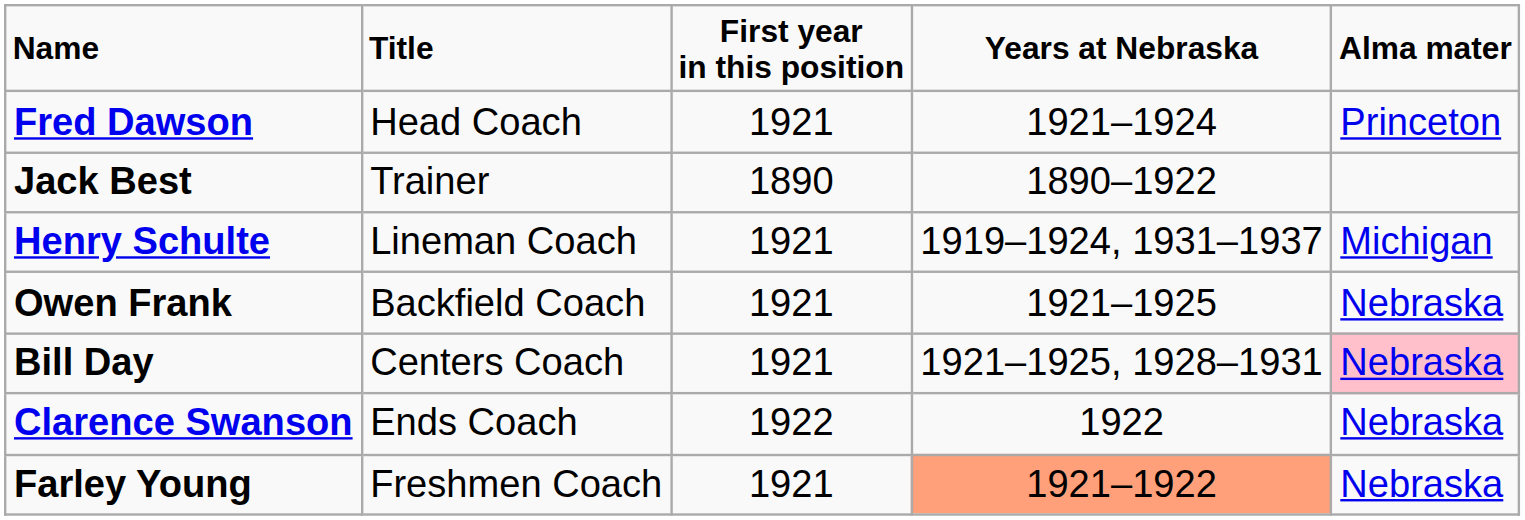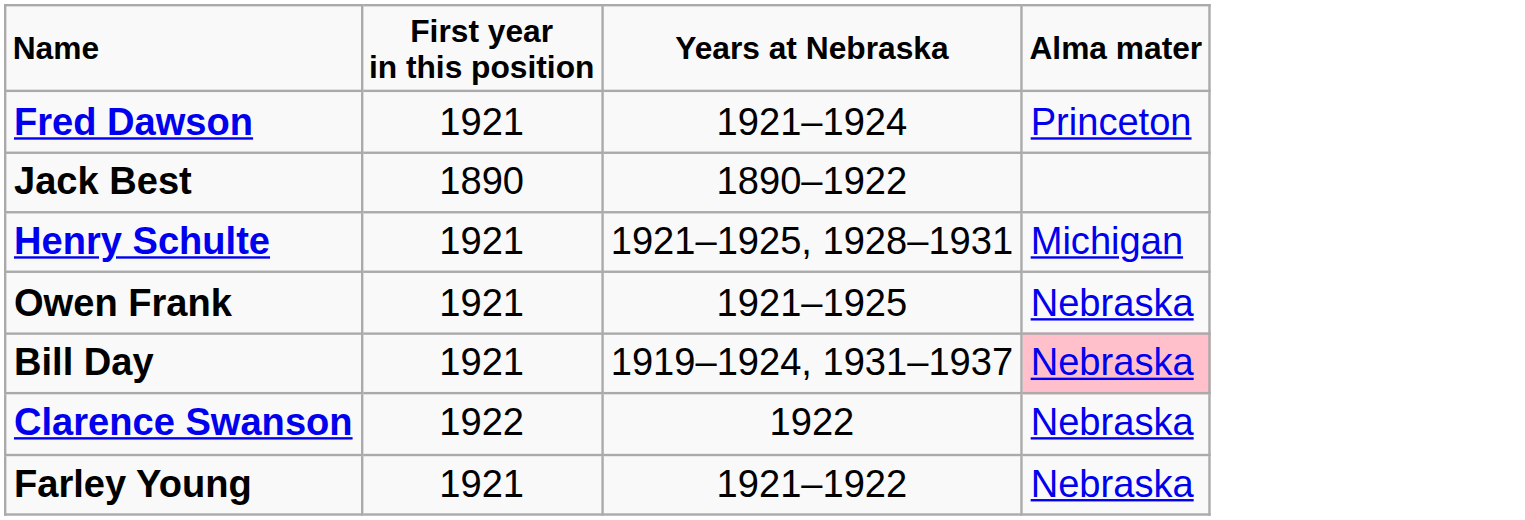- column: (401, 48)
(1122, 241) 1919–1924, 1931–1937 -> (812, 241) 1921–1925, 1928–1931
(1122, 362) 1921–1925, 1928–1931 -> (812, 362) 1919–1924, 1931–1937
(1122, 483) lightsalmon background -> (812, 483) no background
